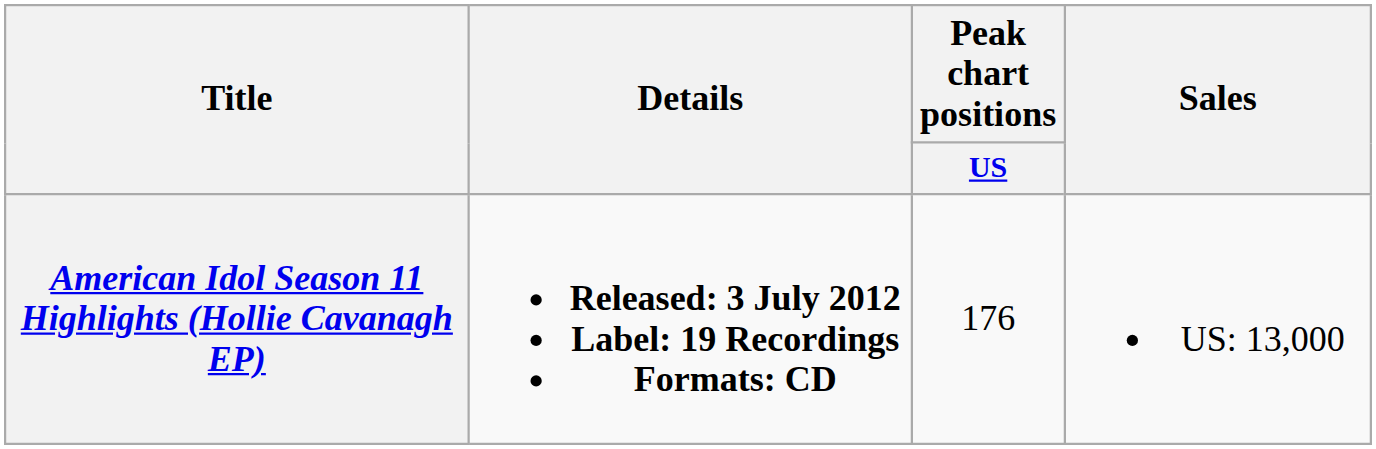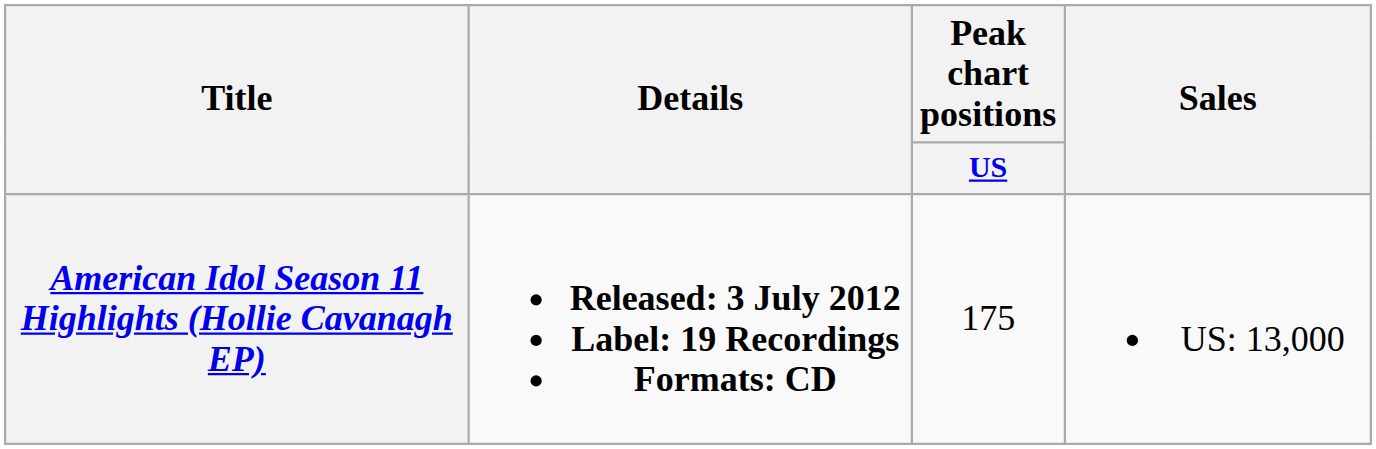(988, 318) 176 -> (988, 318) 175
